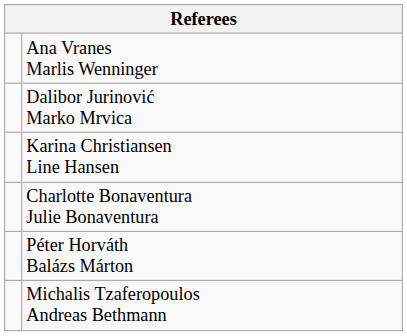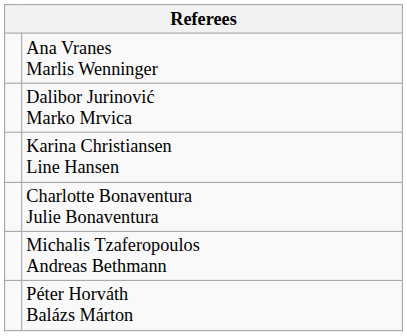rows swapped: (113, 305) <-> (80, 255)
